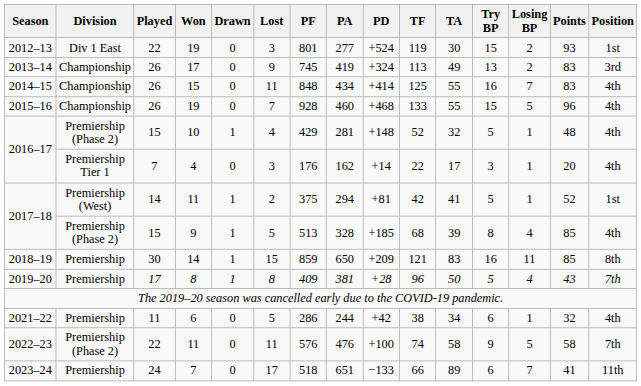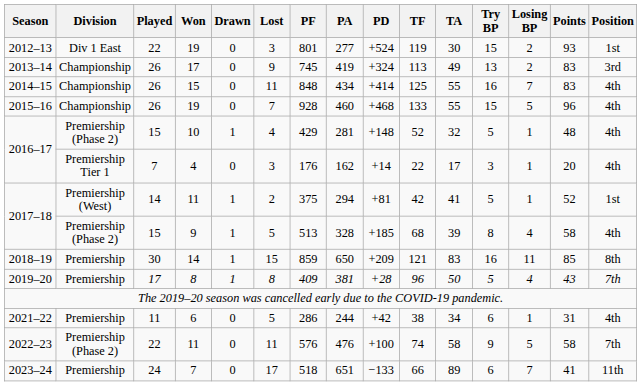(569, 232) 85 -> (569, 232) 58
(569, 318) 32 -> (569, 318) 31
